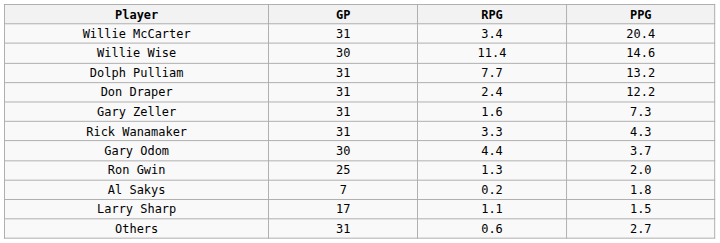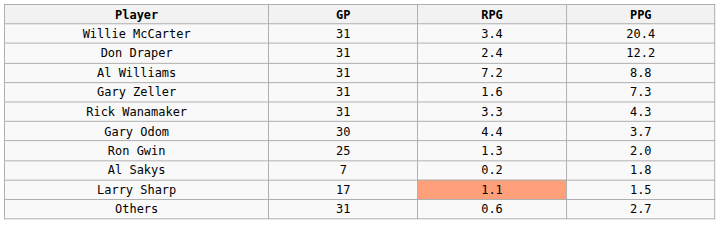- row: (137, 53)
- row: (137, 73)
+ row: (137, 73)
(492, 209) no background -> (492, 190) lightsalmon background
